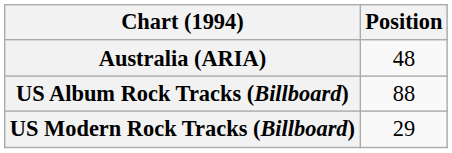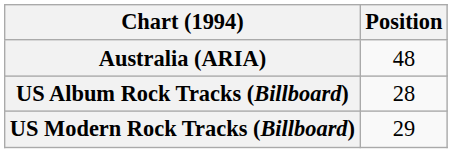(404, 93) 88 -> (404, 93) 28
